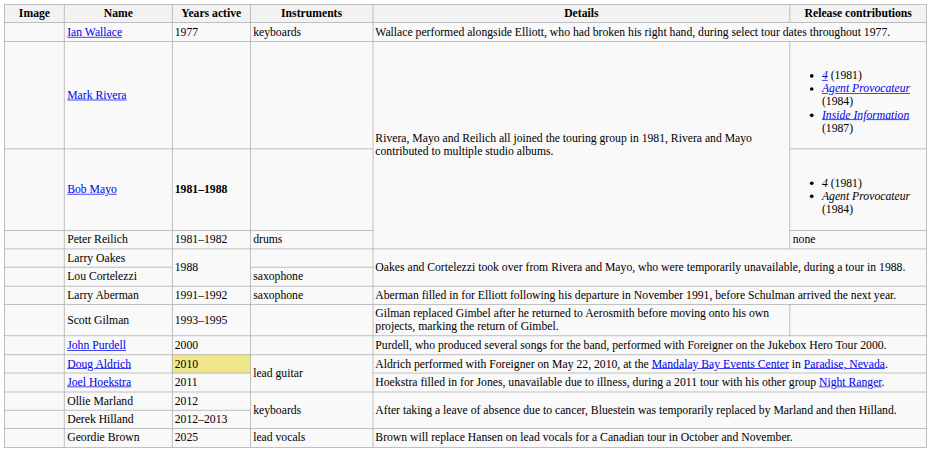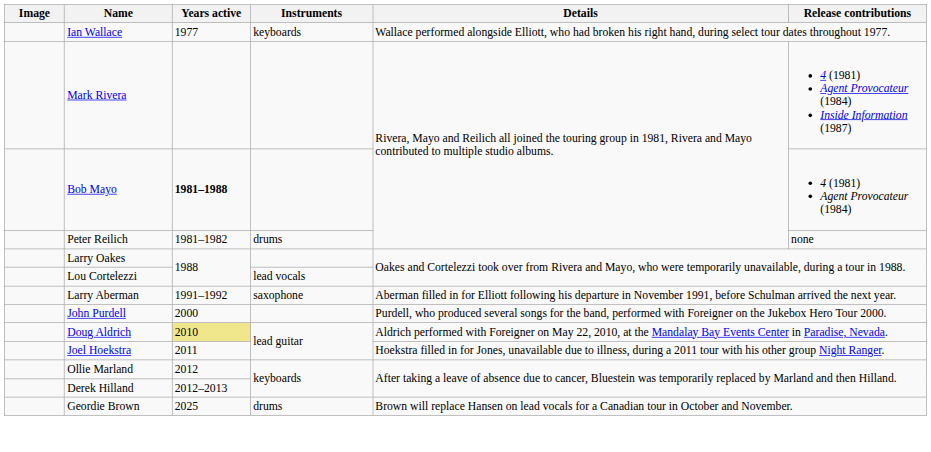(278, 276) saxophone -> (279, 276) lead vocals
- row: (98, 320)
(279, 438) lead vocals -> (268, 406) drums
